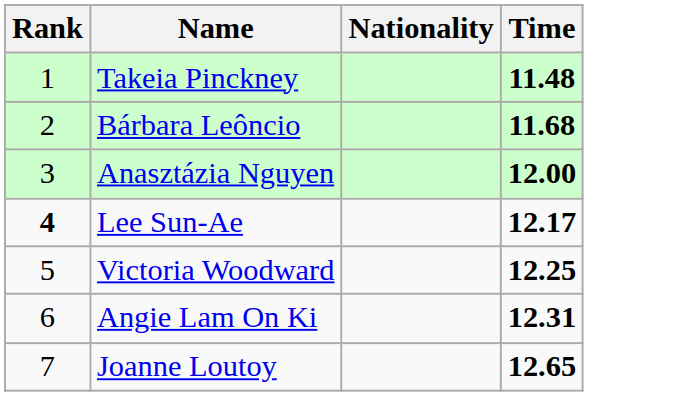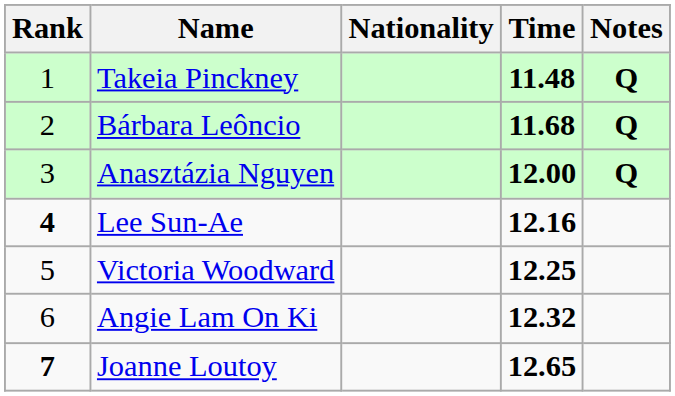+ column: (626, 28)
(542, 221) 12.17 -> (542, 221) 12.16
(542, 317) 12.31 -> (542, 317) 12.32
(47, 366) normal -> (47, 366) bold
